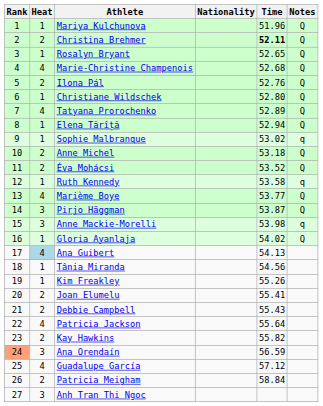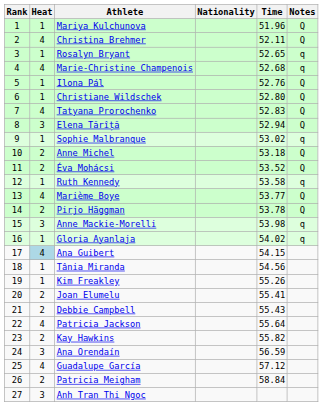(42, 40) 2 -> (42, 40) 4
(272, 40) bold -> (272, 40) normal
(302, 54) Q -> (302, 54) q
(302, 68) Q -> (302, 68) q
(42, 82) 2 -> (42, 82) 1
(272, 111) 52.89 -> (272, 111) 52.83
(42, 125) 1 -> (42, 125) 3
(42, 210) 3 -> (42, 210) 2
(272, 210) 53.87 -> (272, 210) 53.78
(302, 239) Q -> (302, 239) q
(272, 253) 54.13 -> (272, 253) 54.15
(17, 352) lightsalmon background -> (17, 352) no background
